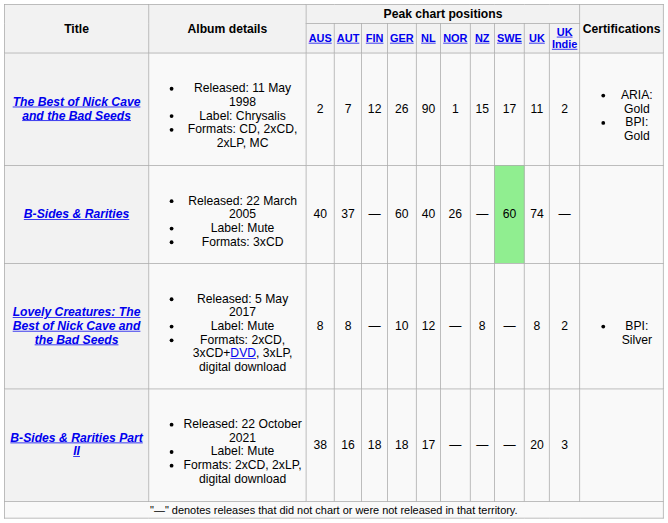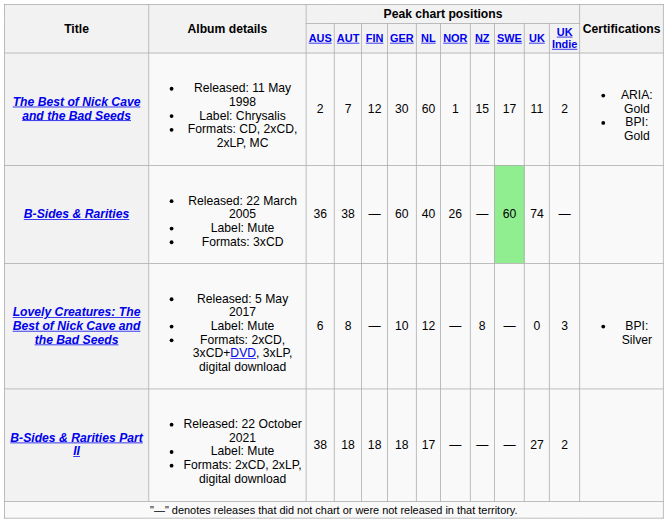(402, 109) 26 -> (402, 109) 30
(428, 109) 90 -> (428, 109) 60
(320, 214) 40 -> (320, 214) 36
(348, 214) 37 -> (348, 214) 38
(320, 326) 8 -> (320, 326) 6
(537, 326) 8 -> (537, 326) 0
(565, 326) 2 -> (565, 326) 3
(348, 445) 16 -> (348, 445) 18
(537, 445) 20 -> (537, 445) 27
(565, 445) 3 -> (565, 445) 2
